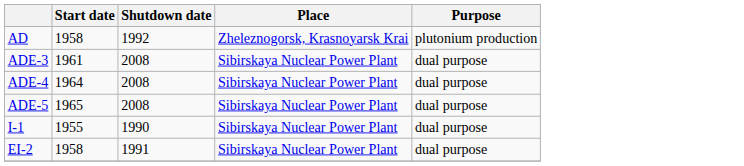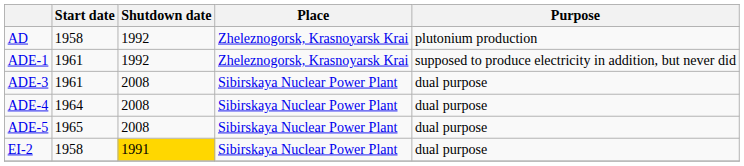+ row: (28, 60)
- row: (16, 127)
(135, 149) no background -> (135, 149) gold background
